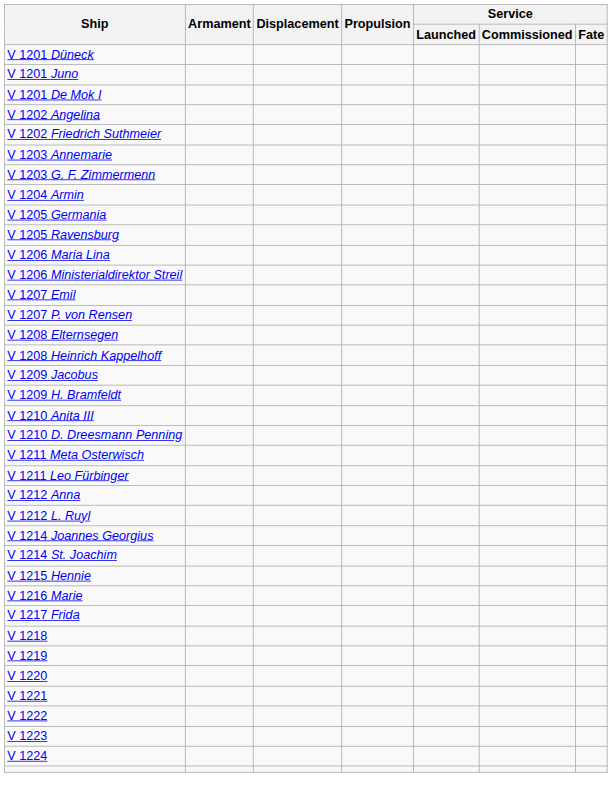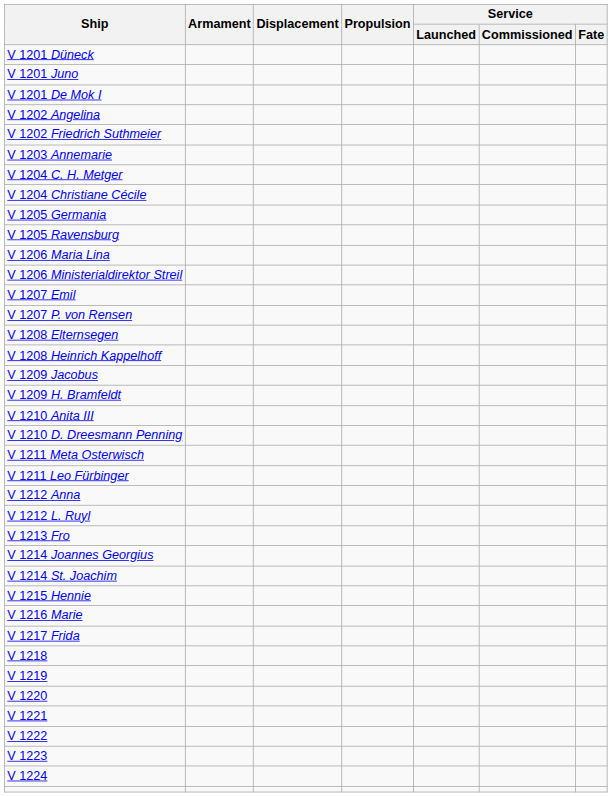- row: (81, 174)
- row: (46, 194)
+ row: (65, 174)
+ row: (77, 194)
+ row: (39, 535)
